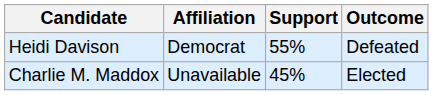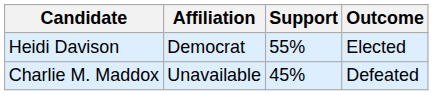(383, 47) Defeated -> (376, 47) Elected
(376, 75) Elected -> (383, 75) Defeated
